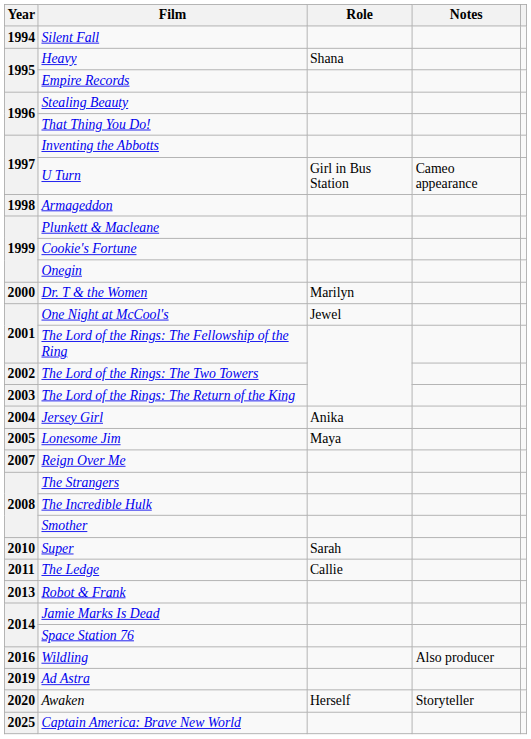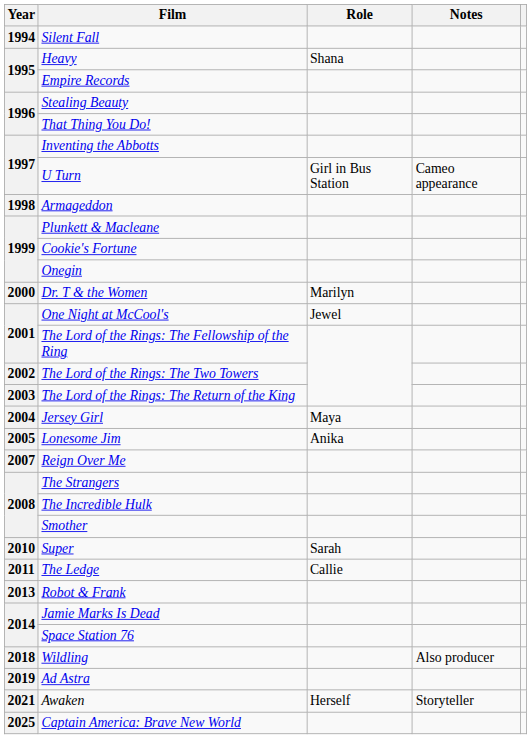(327, 417) Anika -> (326, 417) Maya
(326, 439) Maya -> (327, 439) Anika
(21, 657) 2016 -> (21, 657) 2018
(21, 701) 2020 -> (21, 701) 2021
